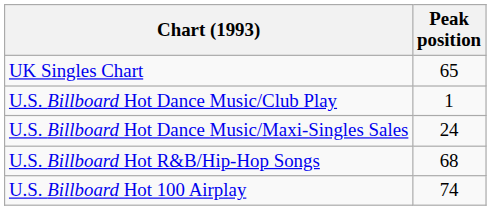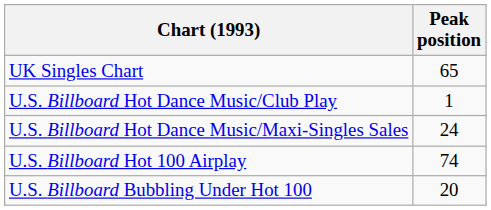- row: (164, 160)
+ row: (160, 190)
